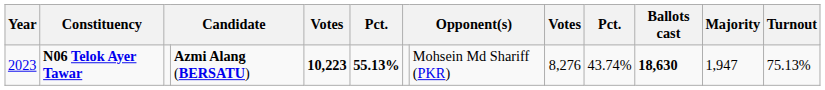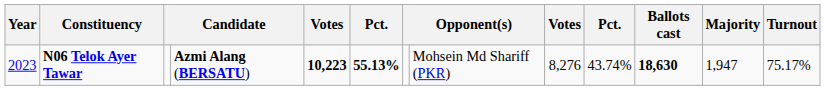(789, 65) 75.13% -> (789, 65) 75.17%
